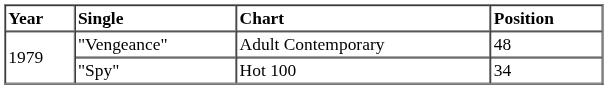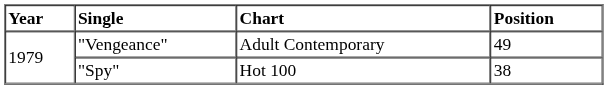(503, 44) 48 -> (503, 44) 49
(503, 70) 34 -> (503, 70) 38
